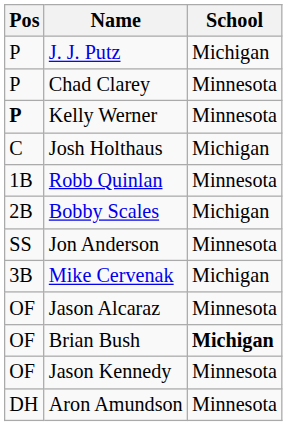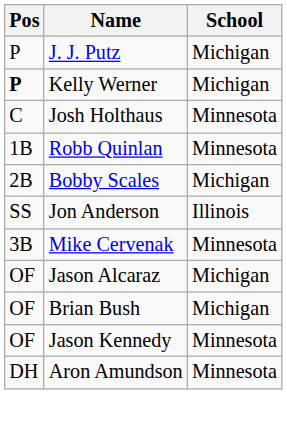- row: (99, 84)
(235, 116) Minnesota -> (231, 84) Michigan
(231, 148) Michigan -> (235, 116) Minnesota
(235, 244) Minnesota -> (221, 212) Illinois
(231, 276) Michigan -> (235, 244) Minnesota
(235, 308) Minnesota -> (231, 276) Michigan
(233, 340) bold -> (231, 308) normal
